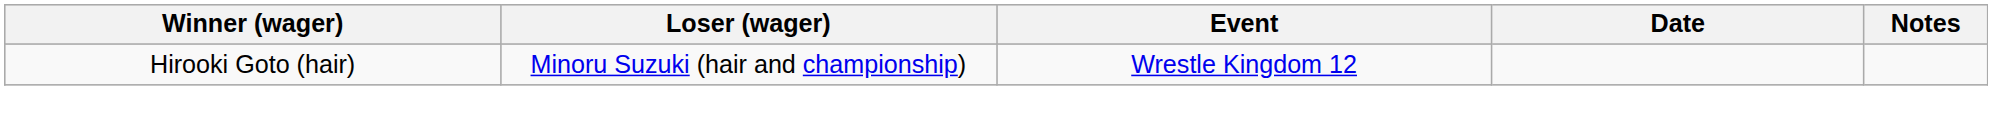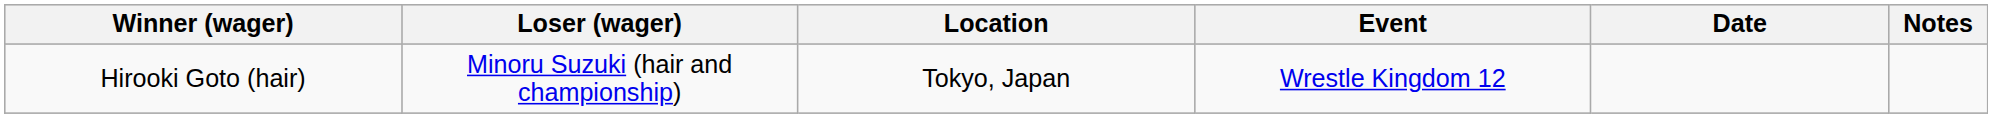+ column: (996, 24)
